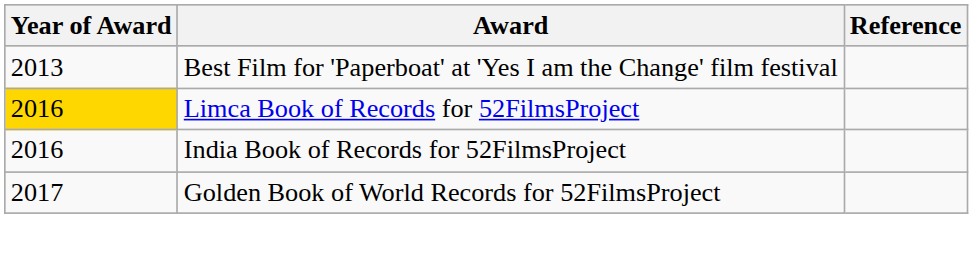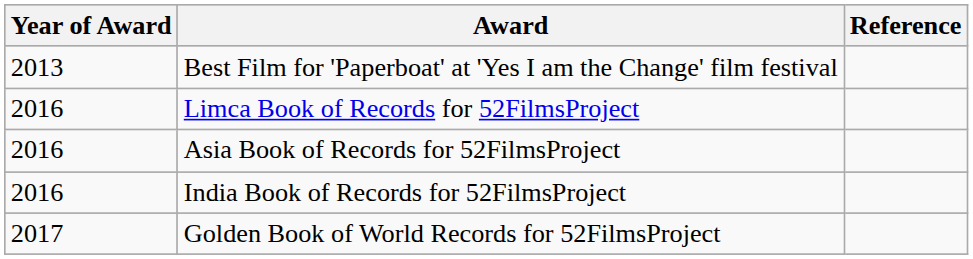(37, 108) gold background -> (37, 108) no background
+ row: (402, 150)
